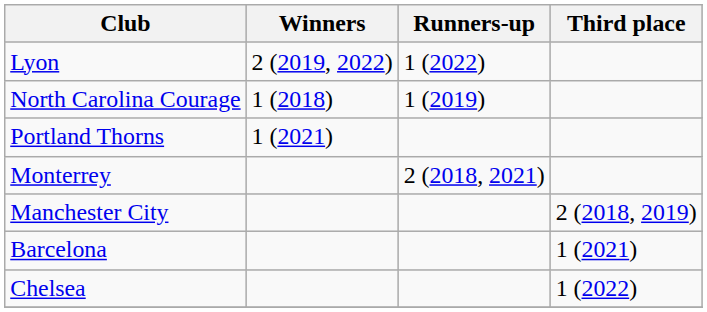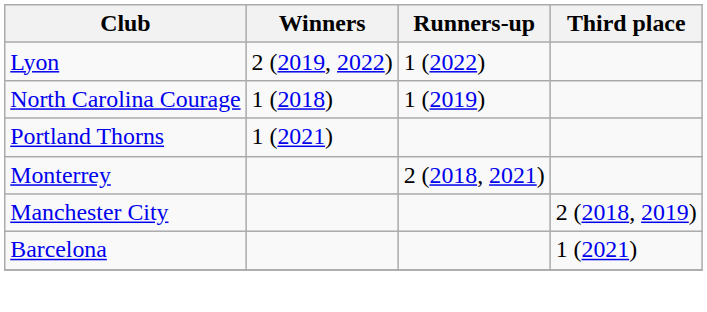- row: (48, 288)
